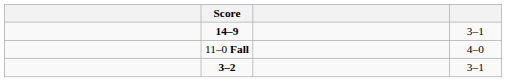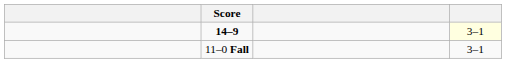(475, 31) no background -> (475, 31) lightyellow background
(475, 49) 4–0 -> (475, 49) 3–1
- row: (227, 67)
